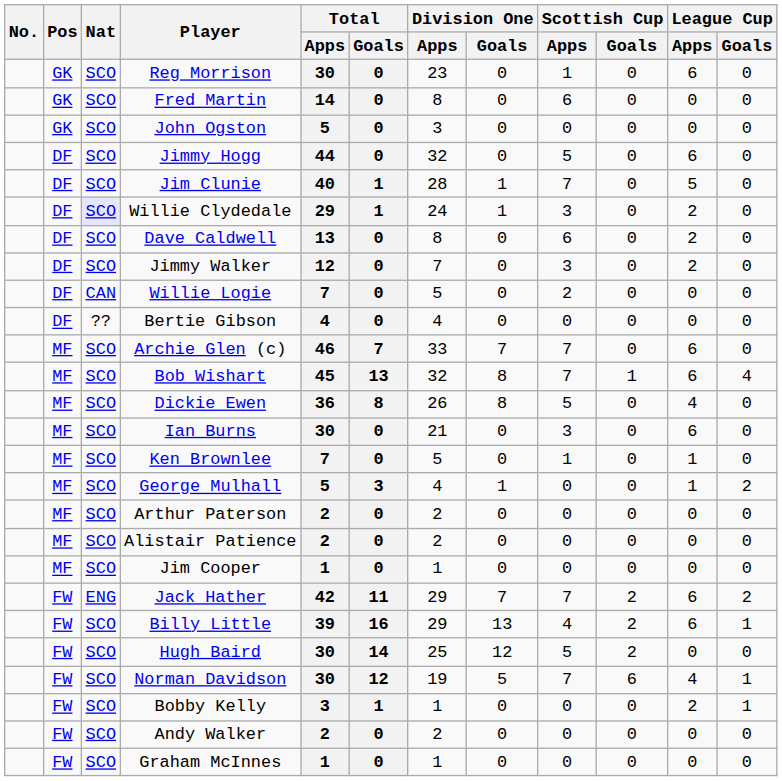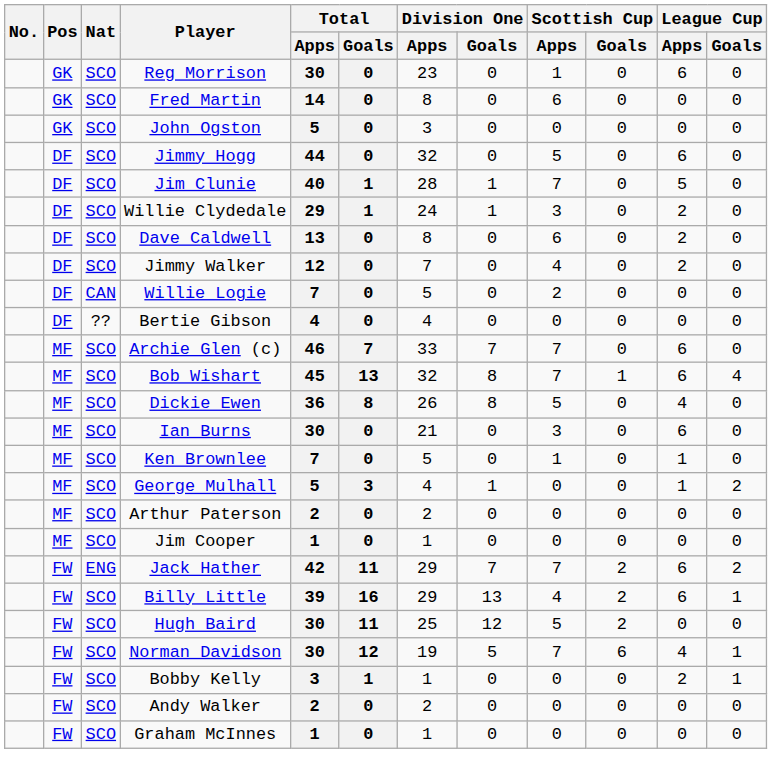(101, 211) lavender background -> (101, 211) no background
(567, 266) 3 -> (557, 266) 4
- row: (210, 542)
(379, 652) 14 -> (368, 624) 11
